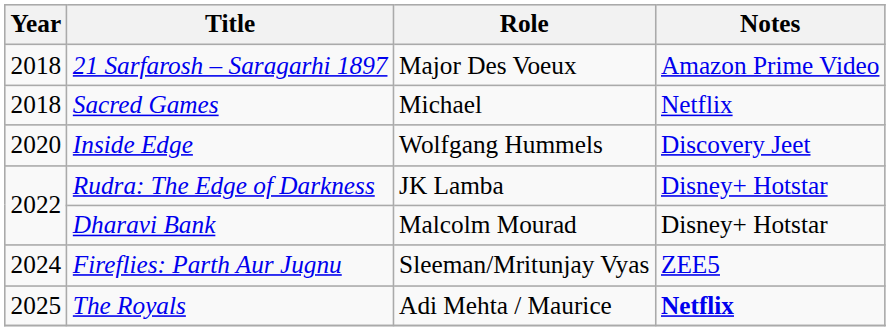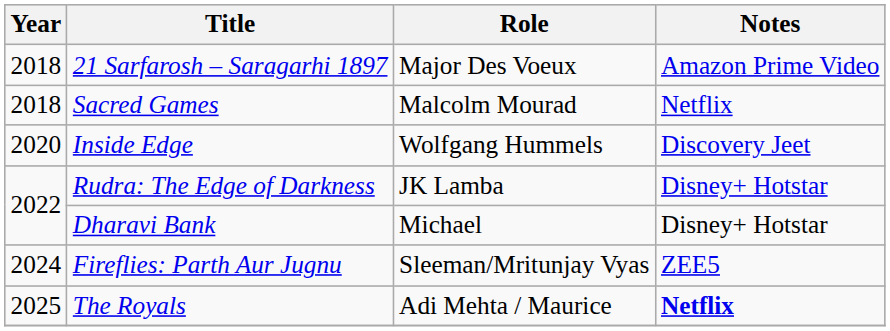(441, 104) Michael -> (488, 104) Malcolm Mourad
(488, 225) Malcolm Mourad -> (441, 225) Michael
